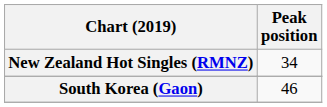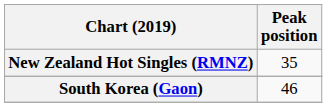(289, 62) 34 -> (289, 62) 35
